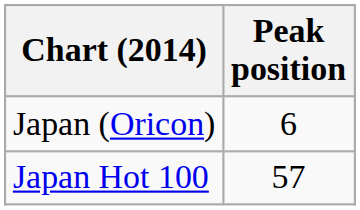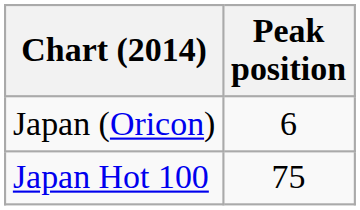(289, 177) 57 -> (289, 177) 75
